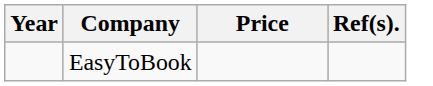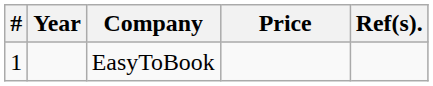+ column: (16, 23)
